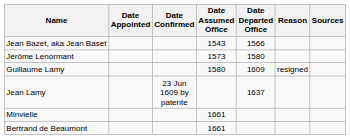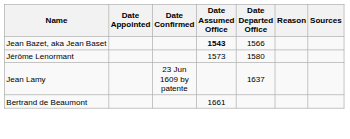(216, 43) normal -> (216, 43) bold
- row: (35, 69)
- row: (22, 115)
